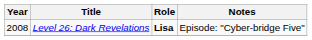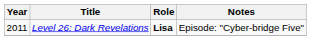(17, 27) 2008 -> (17, 27) 2011
